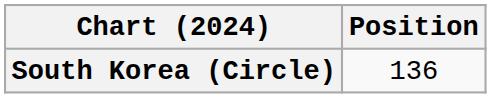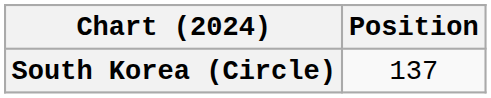(414, 71) 136 -> (414, 71) 137
